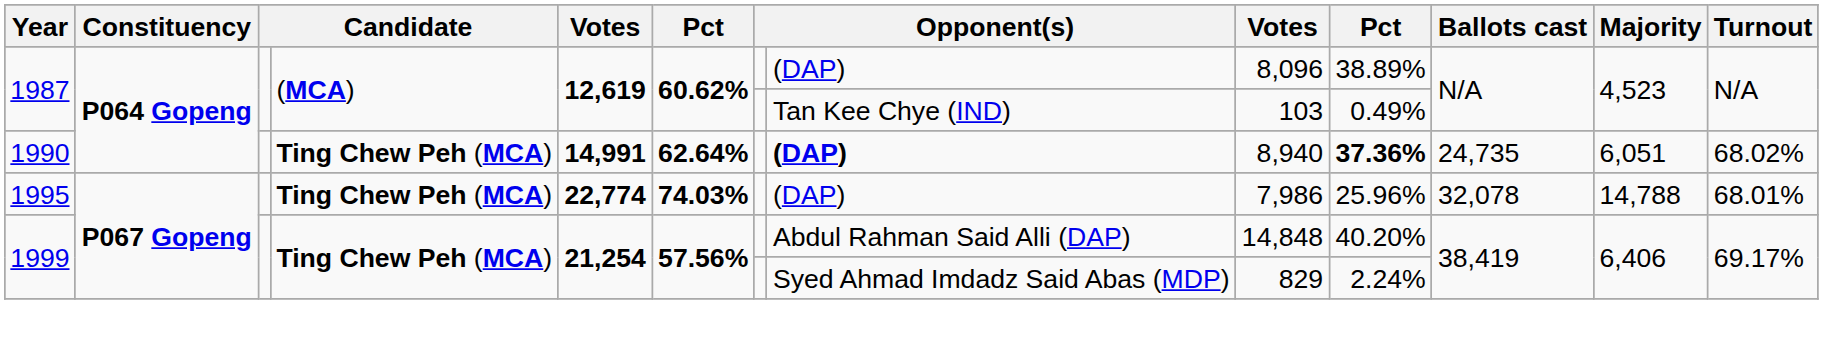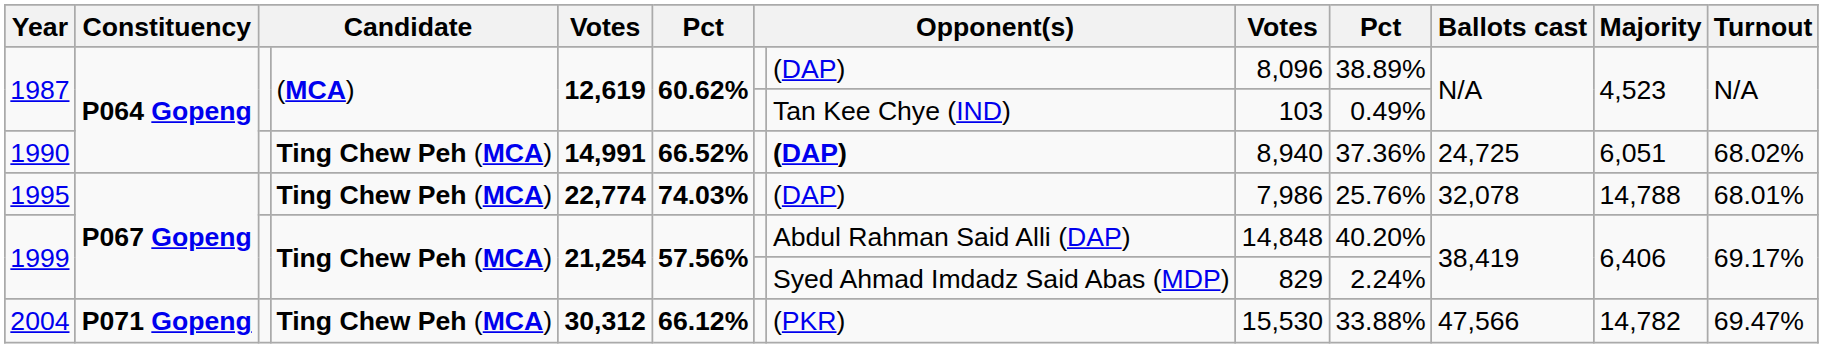(703, 152) 62.64% -> (703, 152) 66.52%
(1381, 152) bold -> (1381, 152) normal
(1479, 152) 24,735 -> (1479, 152) 24,725
(1381, 194) 25.96% -> (1381, 194) 25.76%
+ row: (40, 321)
